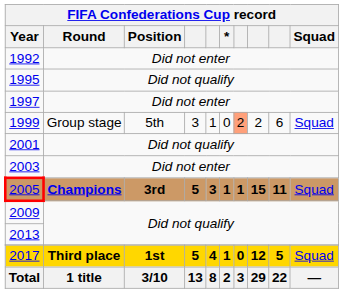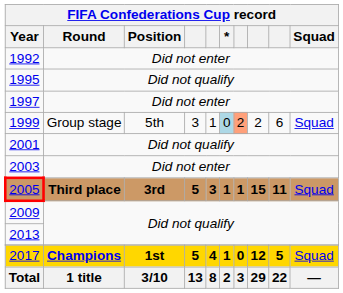(227, 123) no background -> (227, 123) lightblue background
(85, 189) Champions -> (84, 189) Third place
(84, 255) Third place -> (84, 255) Champions
